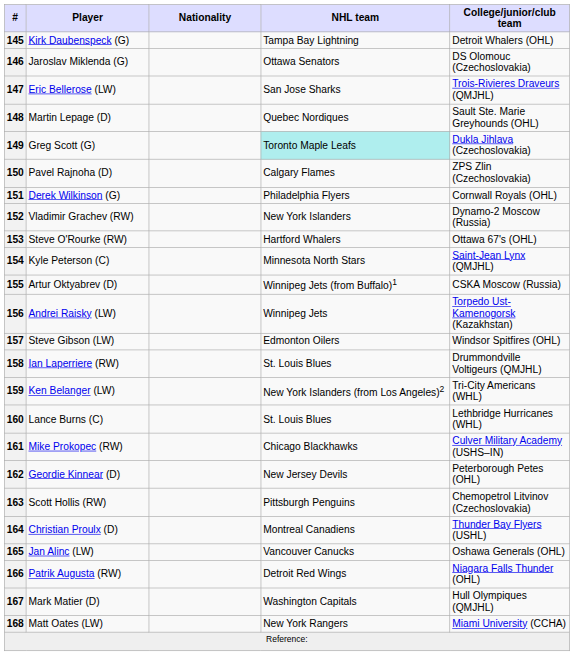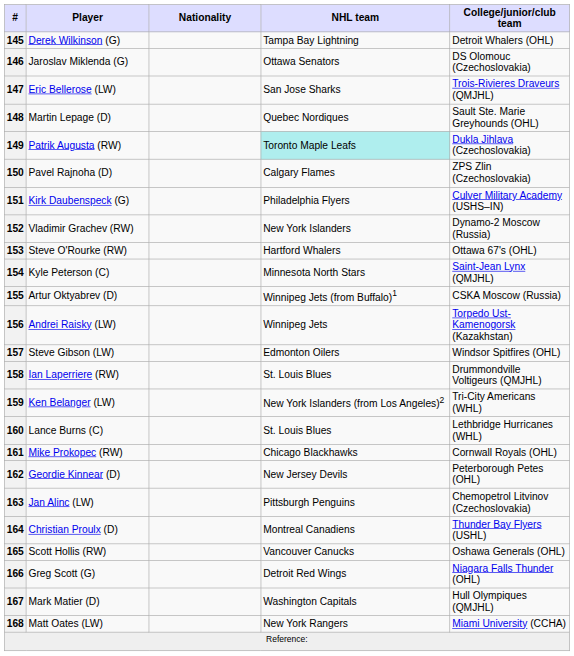(79, 40) Kirk Daubenspeck (G) -> (74, 40) Derek Wilkinson (G)
(62, 145) Greg Scott (G) -> (75, 145) Patrik Augusta (RW)
(74, 195) Derek Wilkinson (G) -> (79, 201) Kirk Daubenspeck (G)
(505, 195) Cornwall Royals (OHL) -> (507, 201) Culver Military Academy (USHS–IN)
(507, 446) Culver Military Academy (USHS–IN) -> (505, 452) Cornwall Royals (OHL)
(67, 502) Scott Hollis (RW) -> (61, 502) Jan Alinc (LW)
(61, 552) Jan Alinc (LW) -> (67, 552) Scott Hollis (RW)
(75, 574) Patrik Augusta (RW) -> (62, 574) Greg Scott (G)
